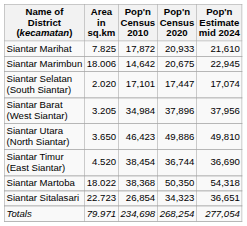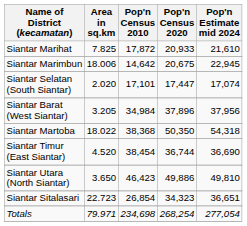rows swapped: (38, 136) <-> (41, 183)
